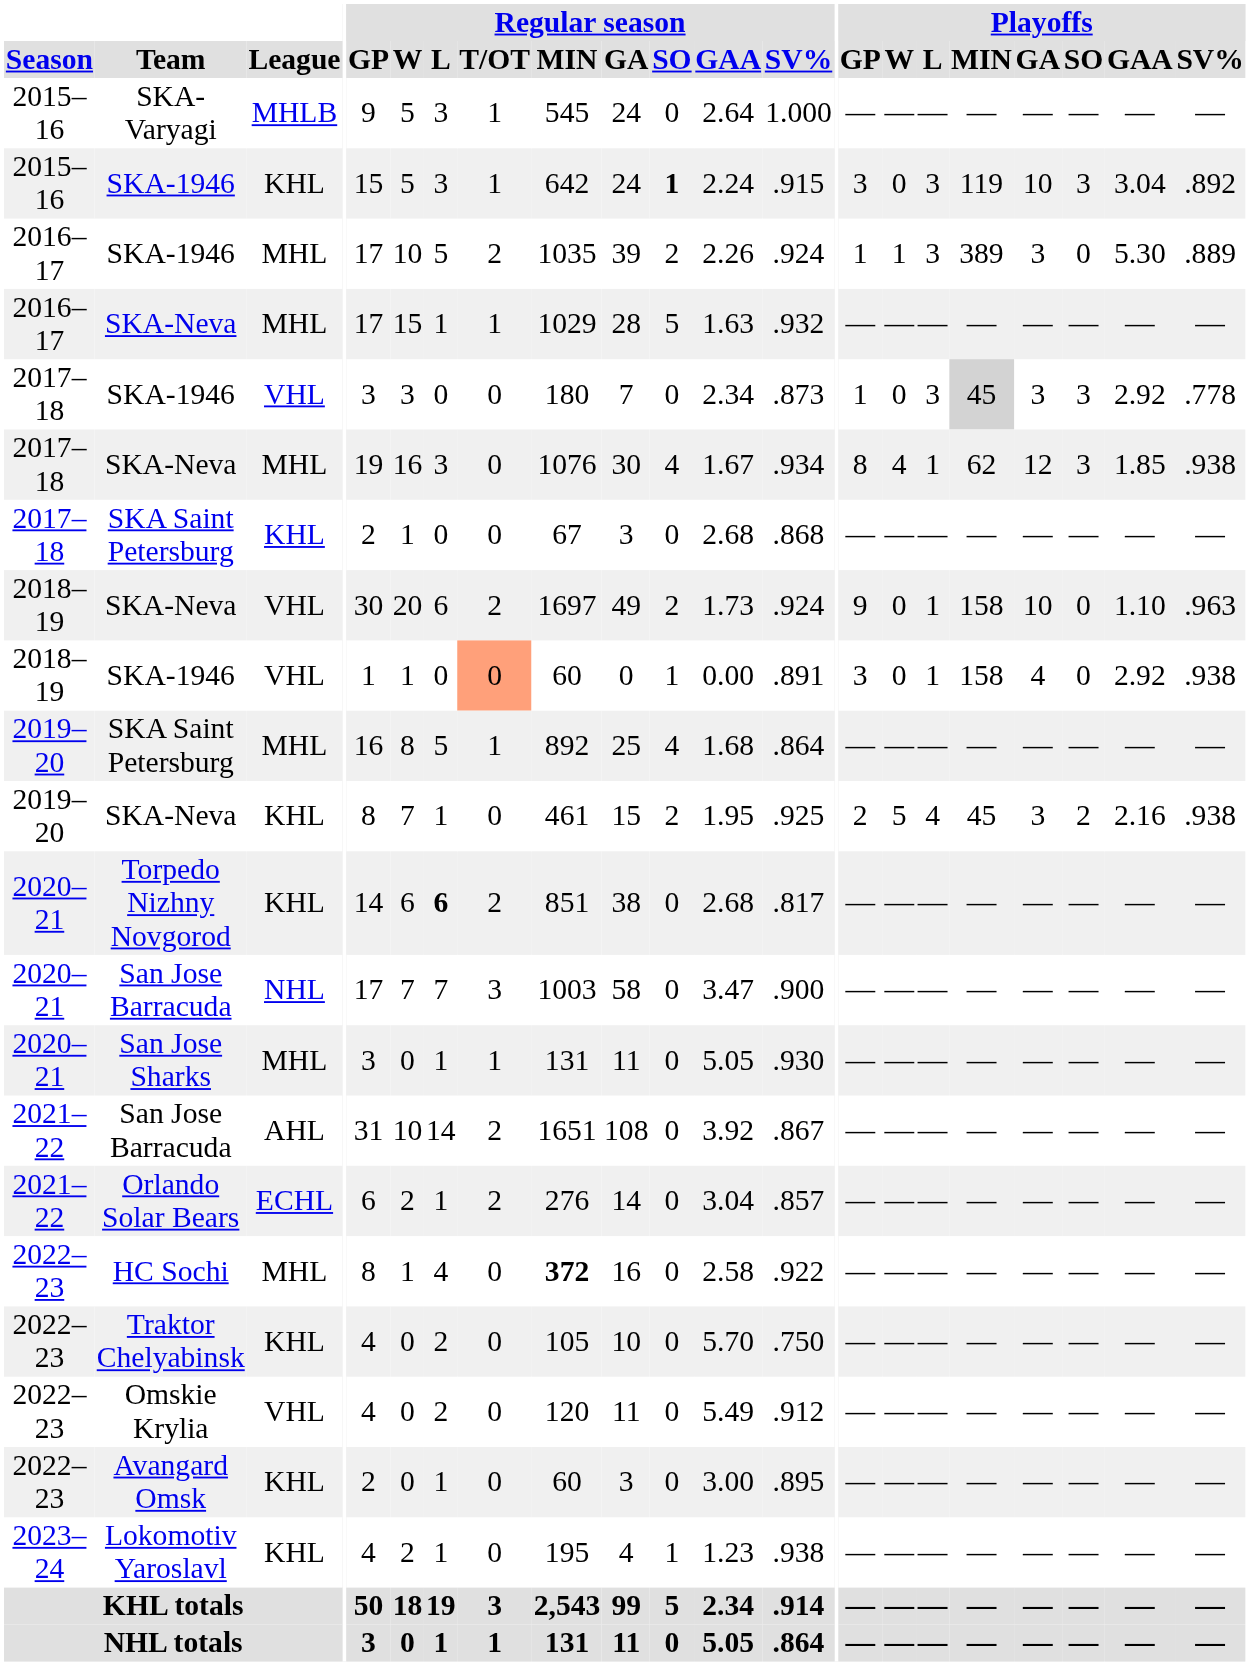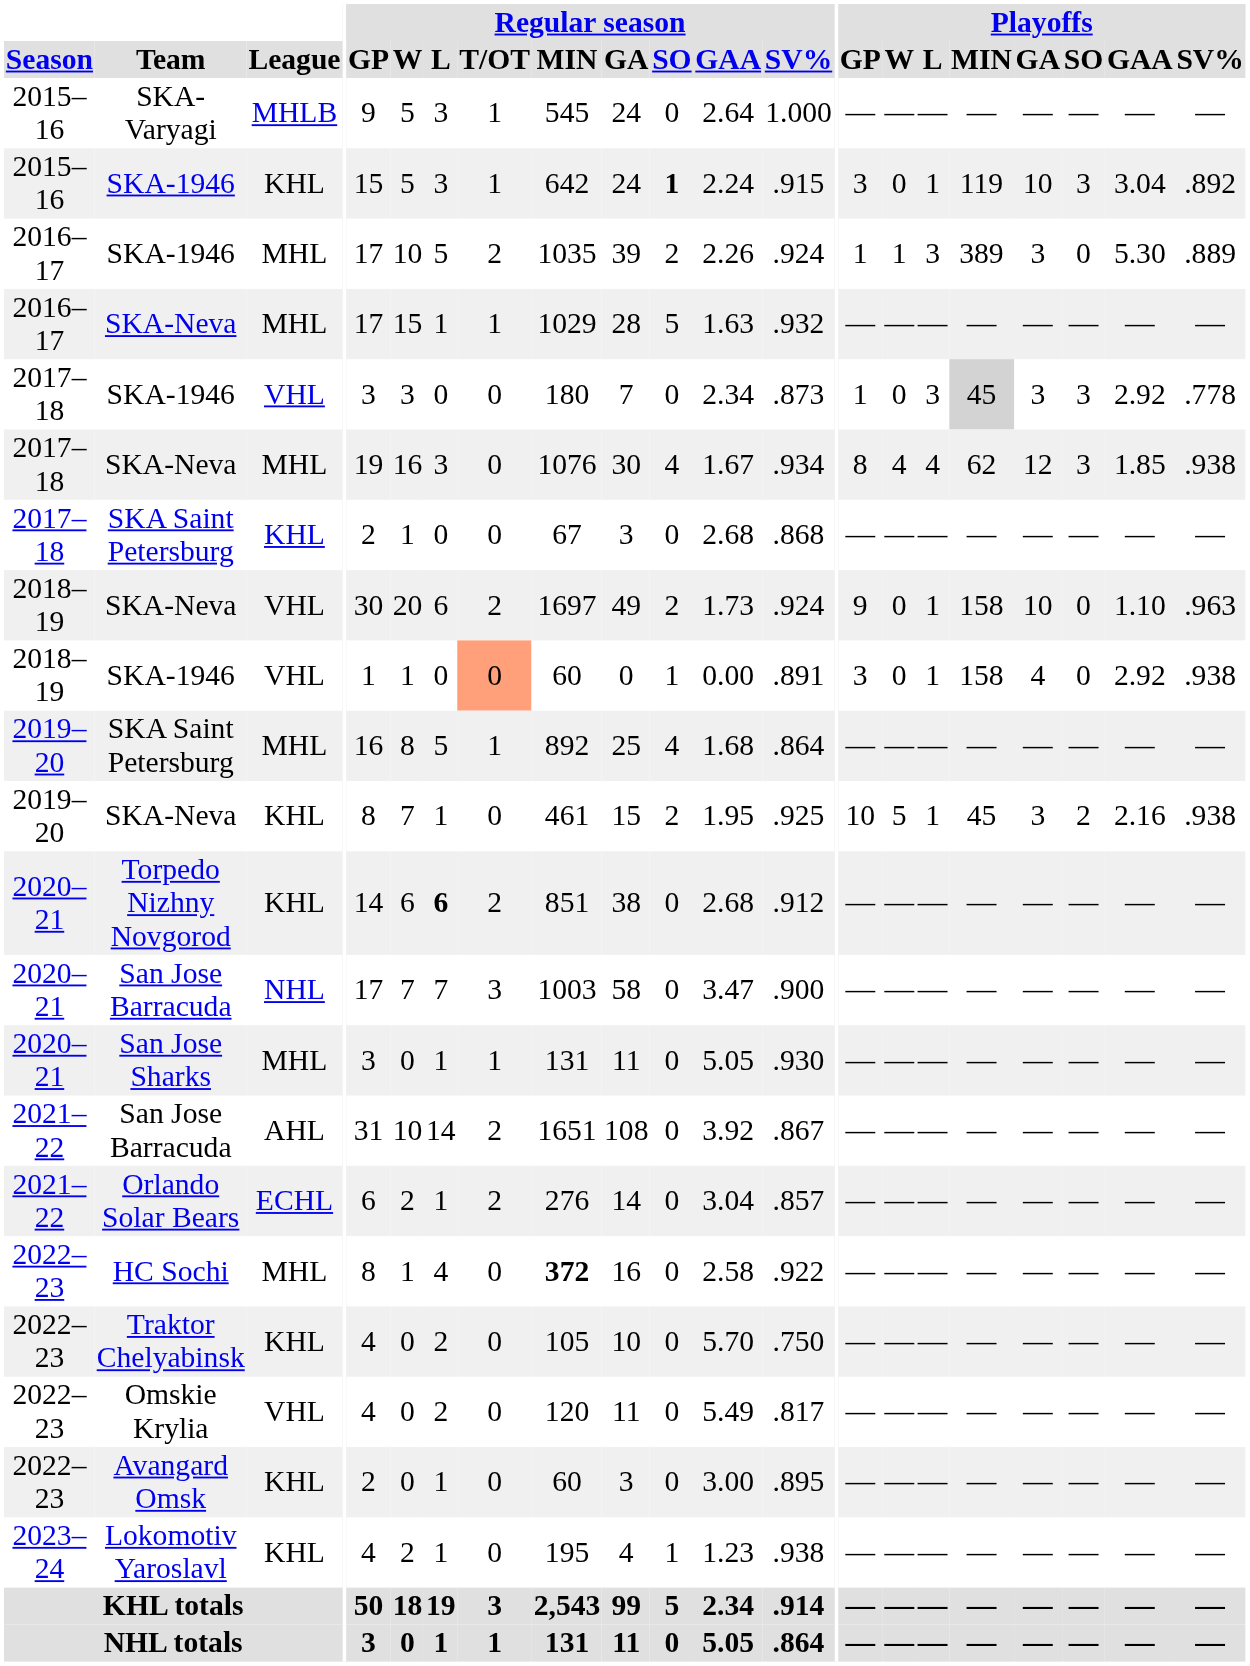(933, 183) 3 -> (933, 183) 1
(933, 464) 1 -> (933, 464) 4
(860, 815) 2 -> (860, 815) 10
(933, 815) 4 -> (933, 815) 1
(799, 902) .817 -> (799, 902) .912
(799, 1411) .912 -> (799, 1411) .817
